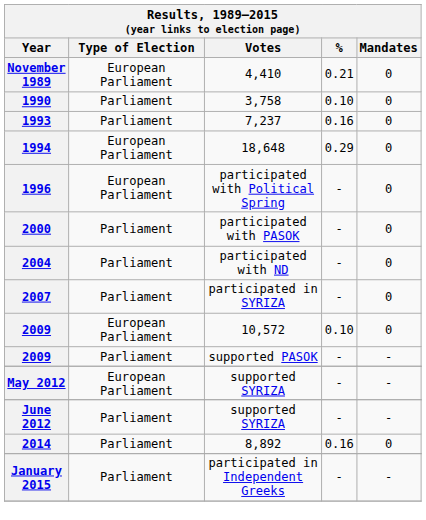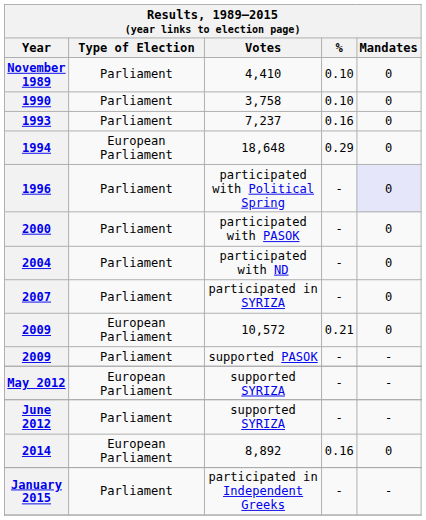(136, 75) European Parliament -> (136, 75) Parliament
(339, 75) 0.21 -> (339, 75) 0.10
(136, 188) European Parliament -> (136, 188) Parliament
(389, 188) no background -> (389, 188) lavender background
(339, 330) 0.10 -> (339, 330) 0.21
(136, 444) Parliament -> (136, 451) European Parliament
